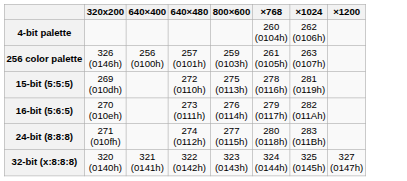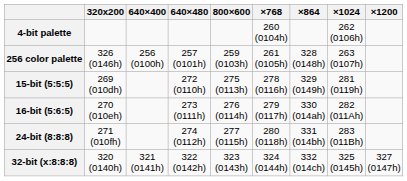+ column: (309, 12)
